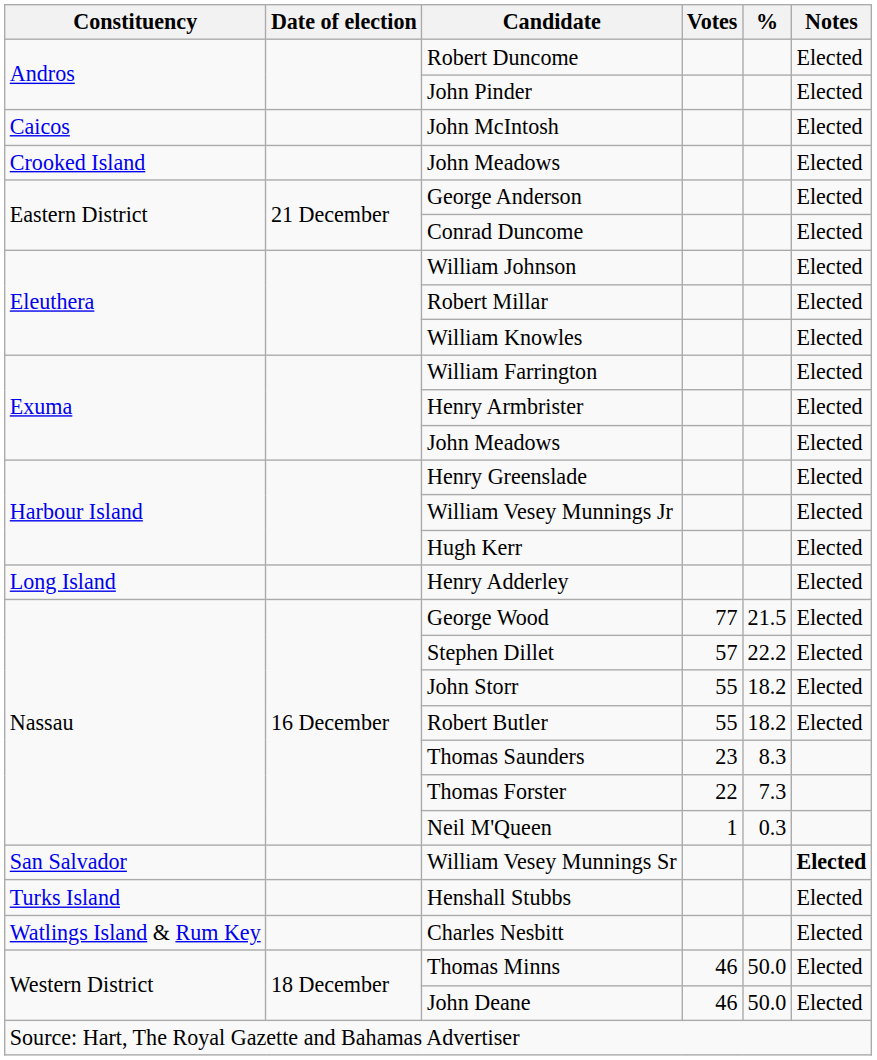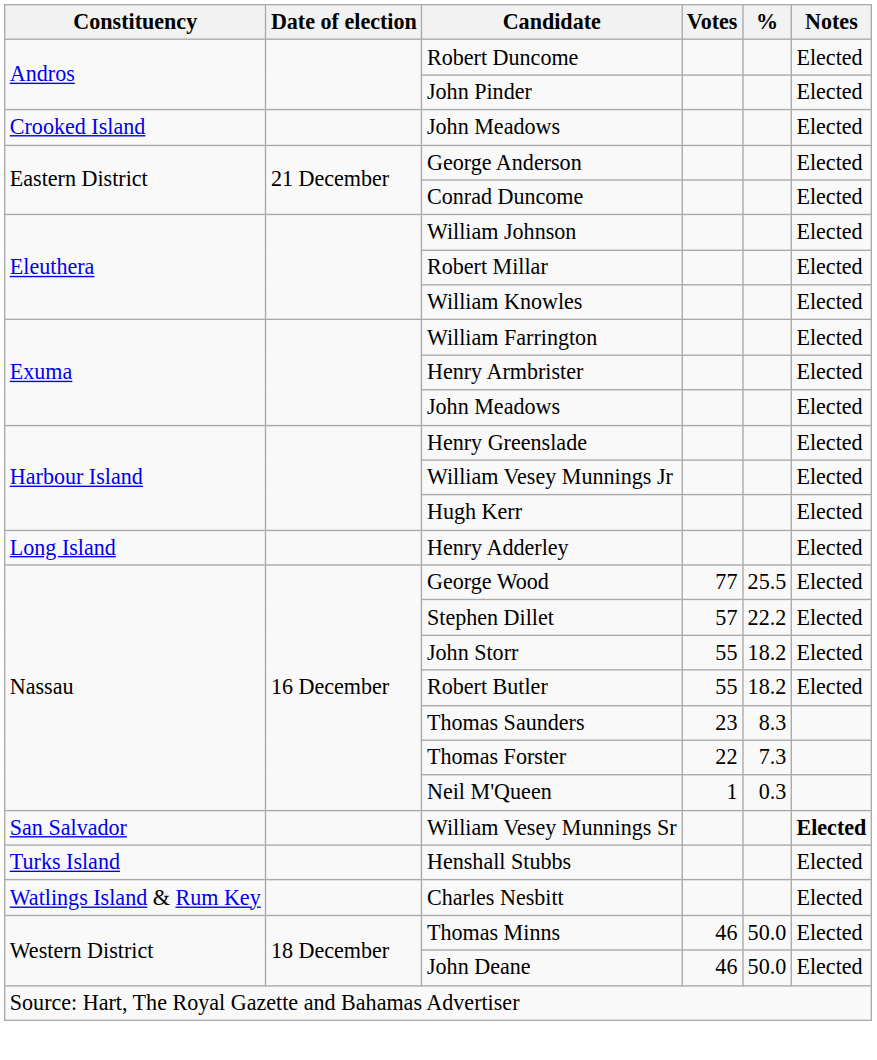- row: (40, 127)
(767, 617) 21.5 -> (767, 582) 25.5
